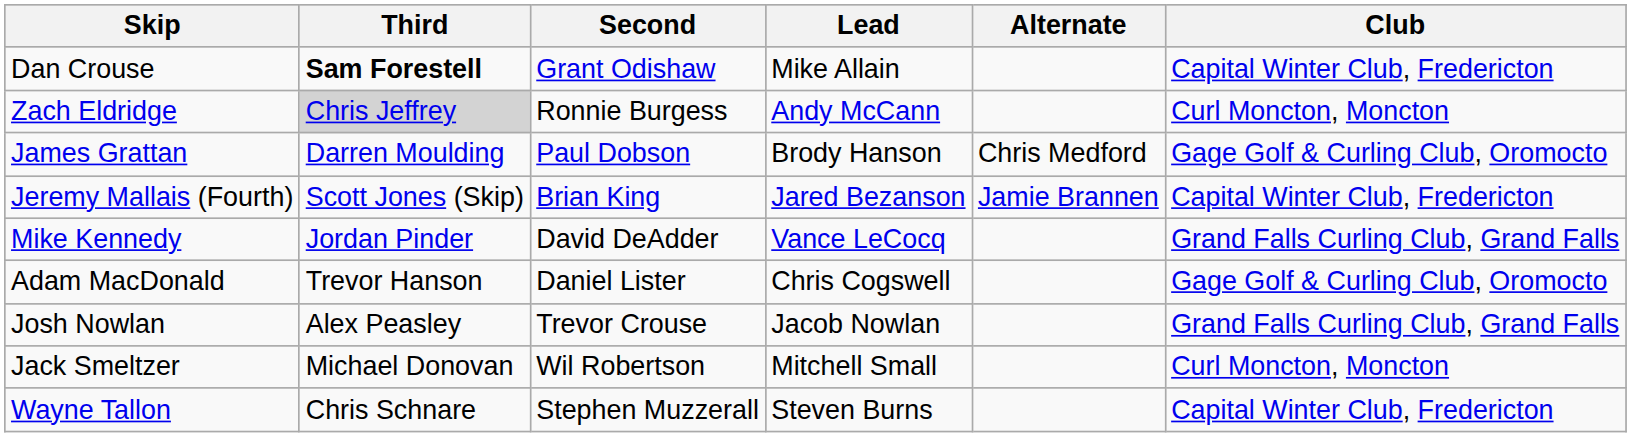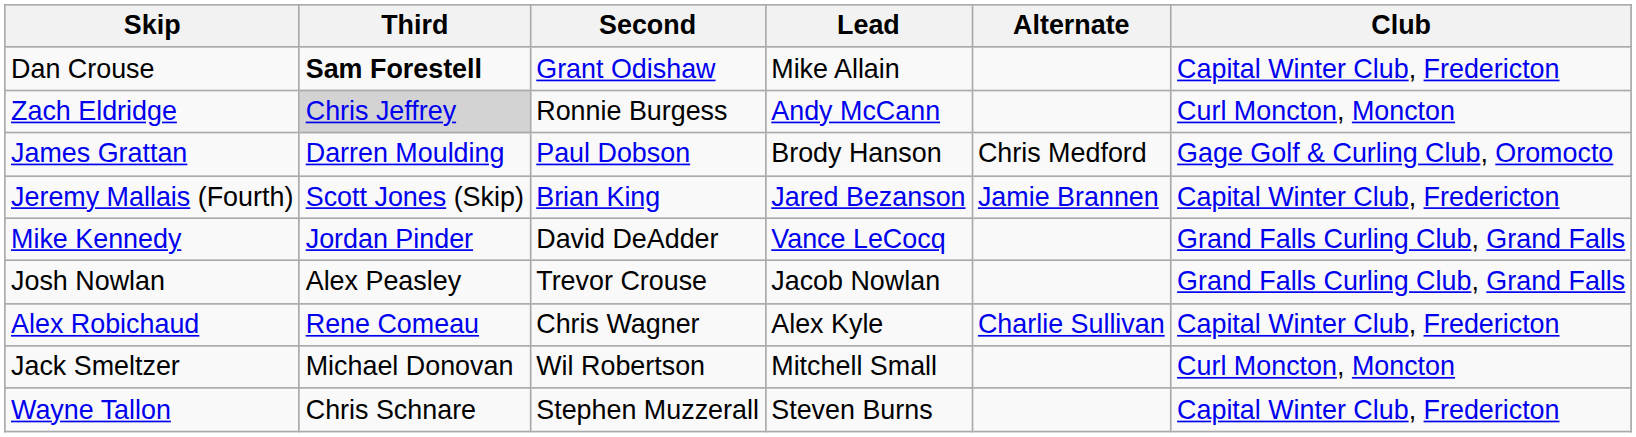- row: (118, 281)
+ row: (105, 324)
